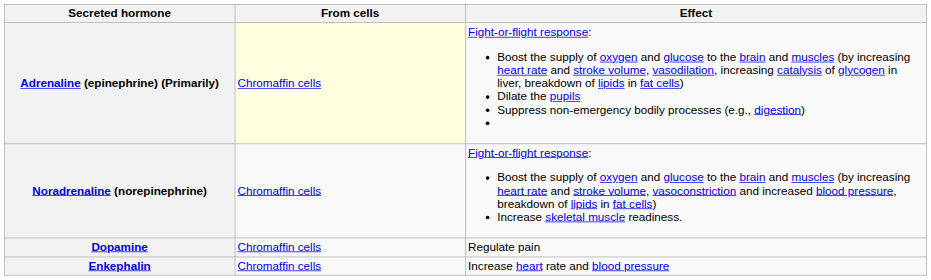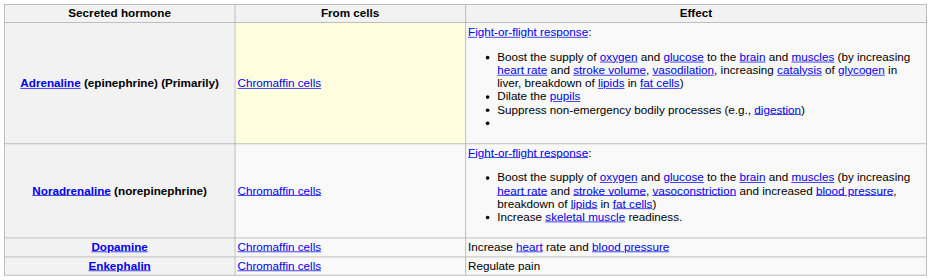(504, 247) Regulate pain -> (569, 247) Increase heart rate and blood pressure
(569, 265) Increase heart rate and blood pressure -> (504, 265) Regulate pain
